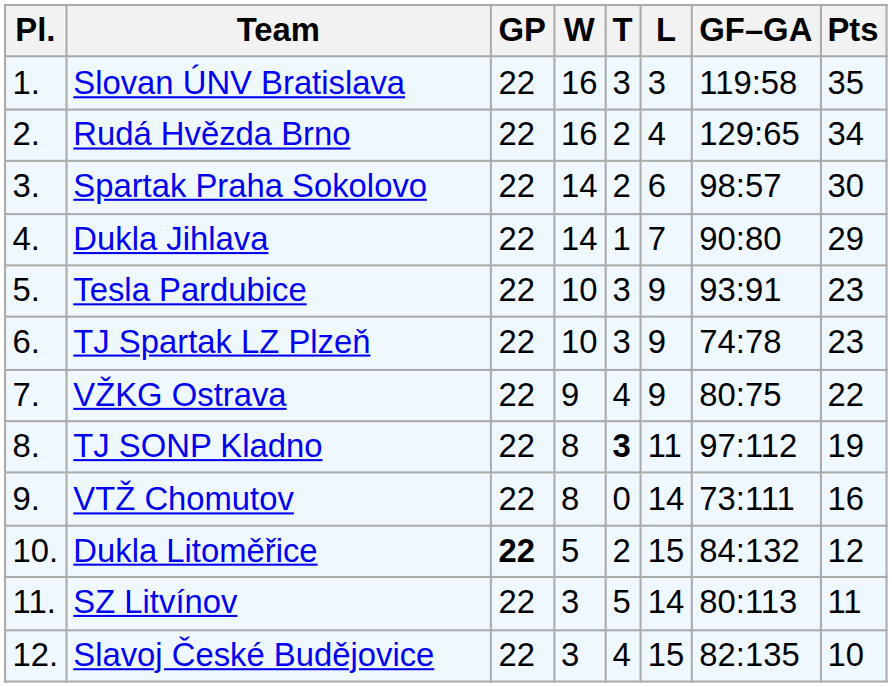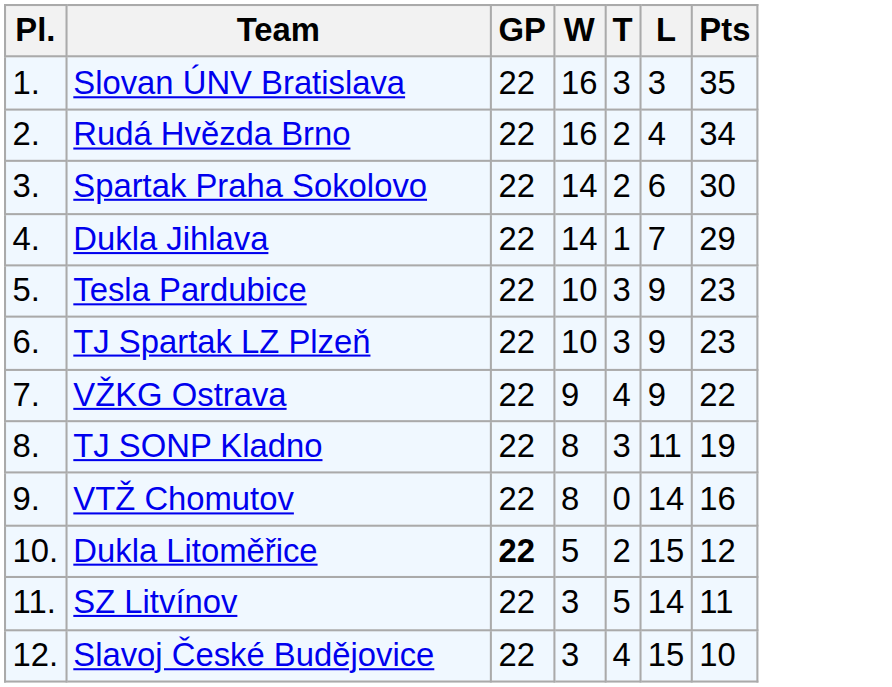- column: (756, 30)
(622, 446) bold -> (622, 446) normal
